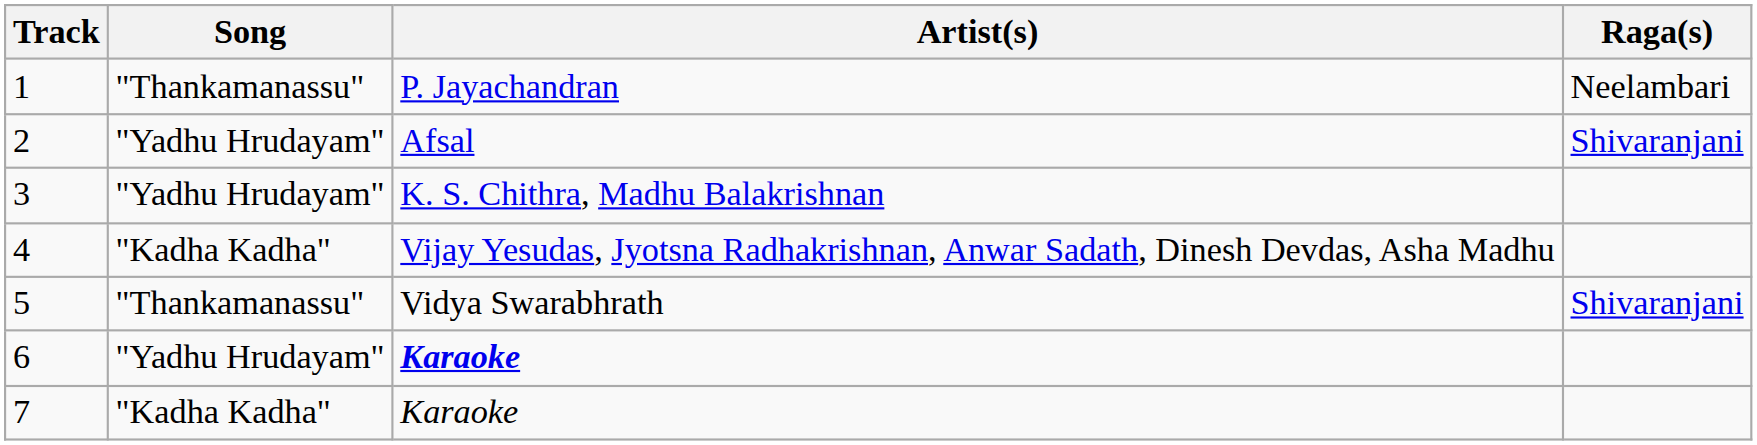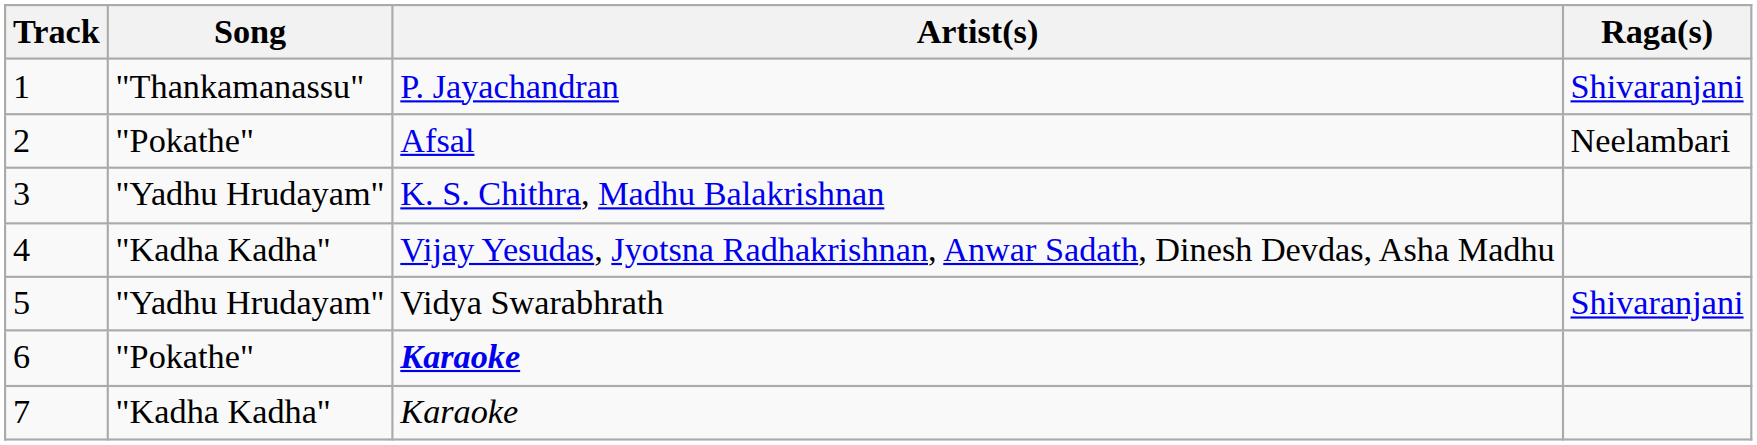(1650, 85) Neelambari -> (1657, 85) Shivaranjani
(250, 140) "Yadhu Hrudayam" -> (185, 140) "Pokathe"
(1657, 140) Shivaranjani -> (1650, 140) Neelambari
(240, 303) "Thankamanassu" -> (250, 303) "Yadhu Hrudayam"
(250, 357) "Yadhu Hrudayam" -> (185, 357) "Pokathe"
